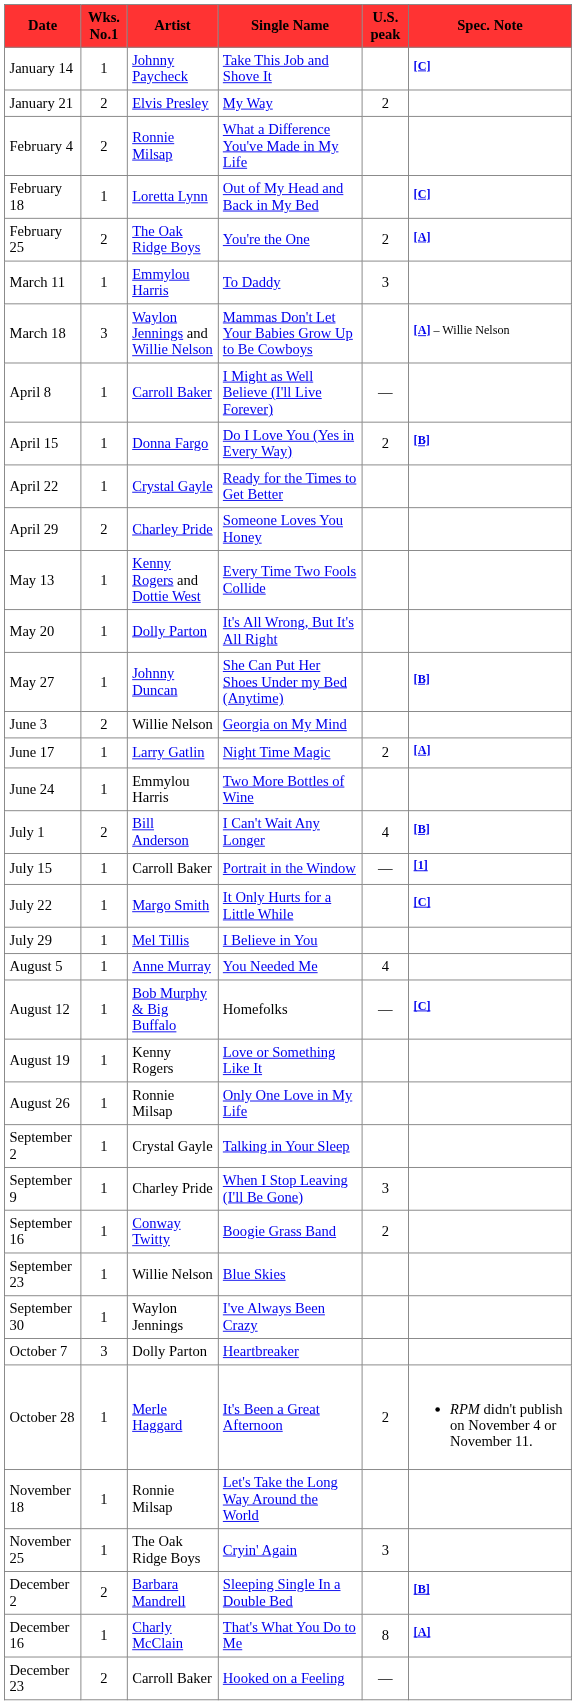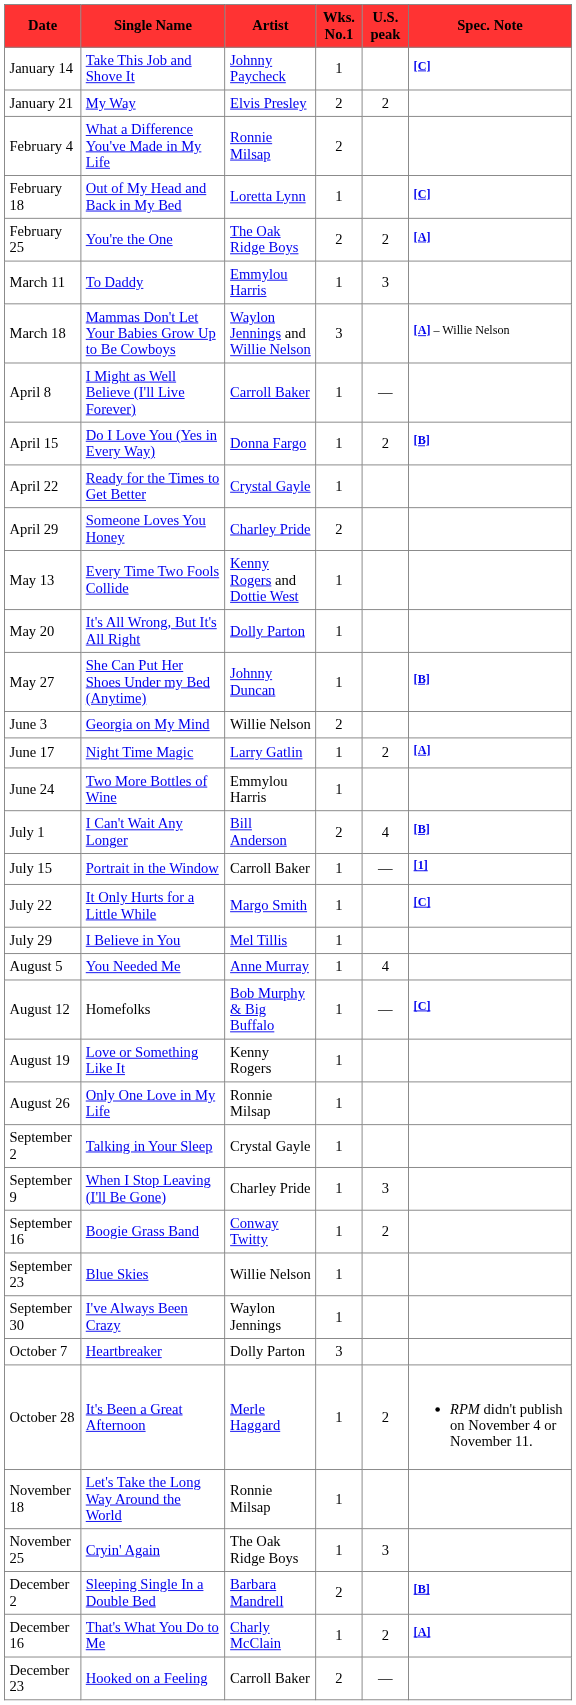columns swapped: (290, 25) <-> (104, 25)
(385, 1635) 8 -> (385, 1635) 2
